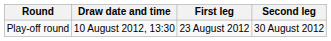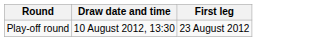- column: (289, 12)
